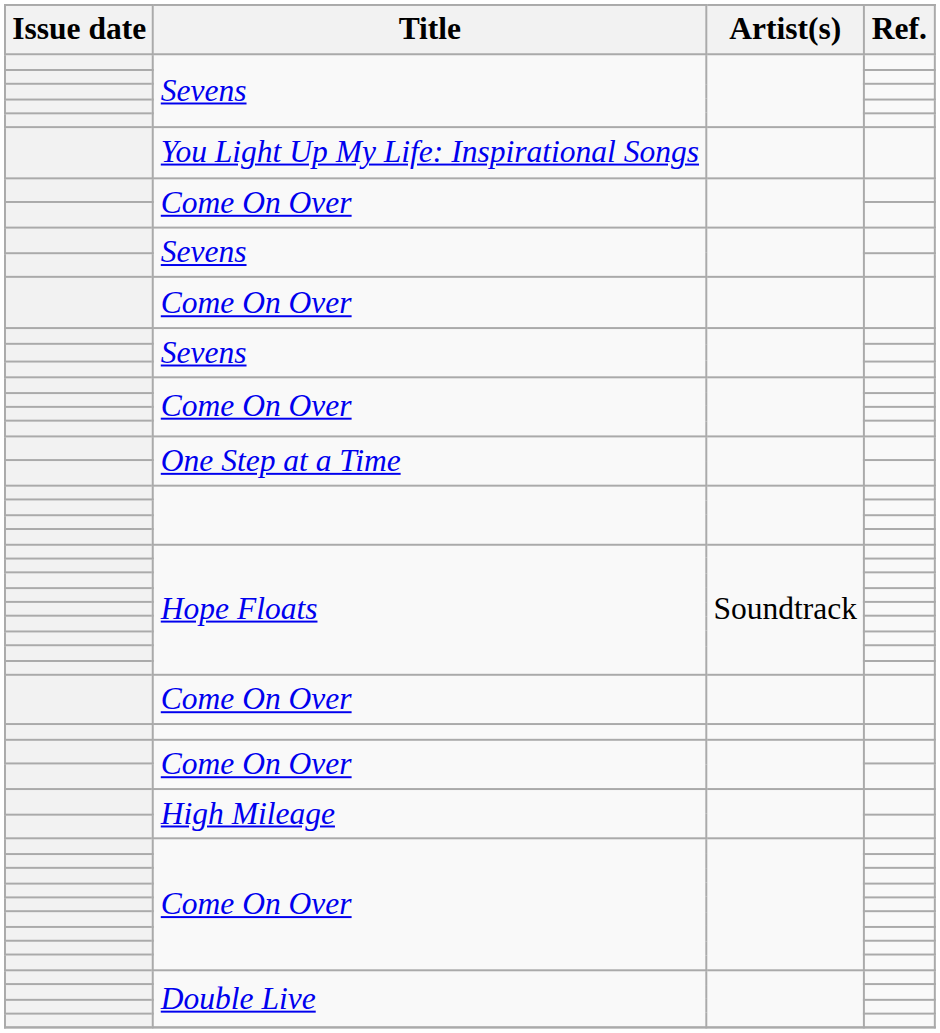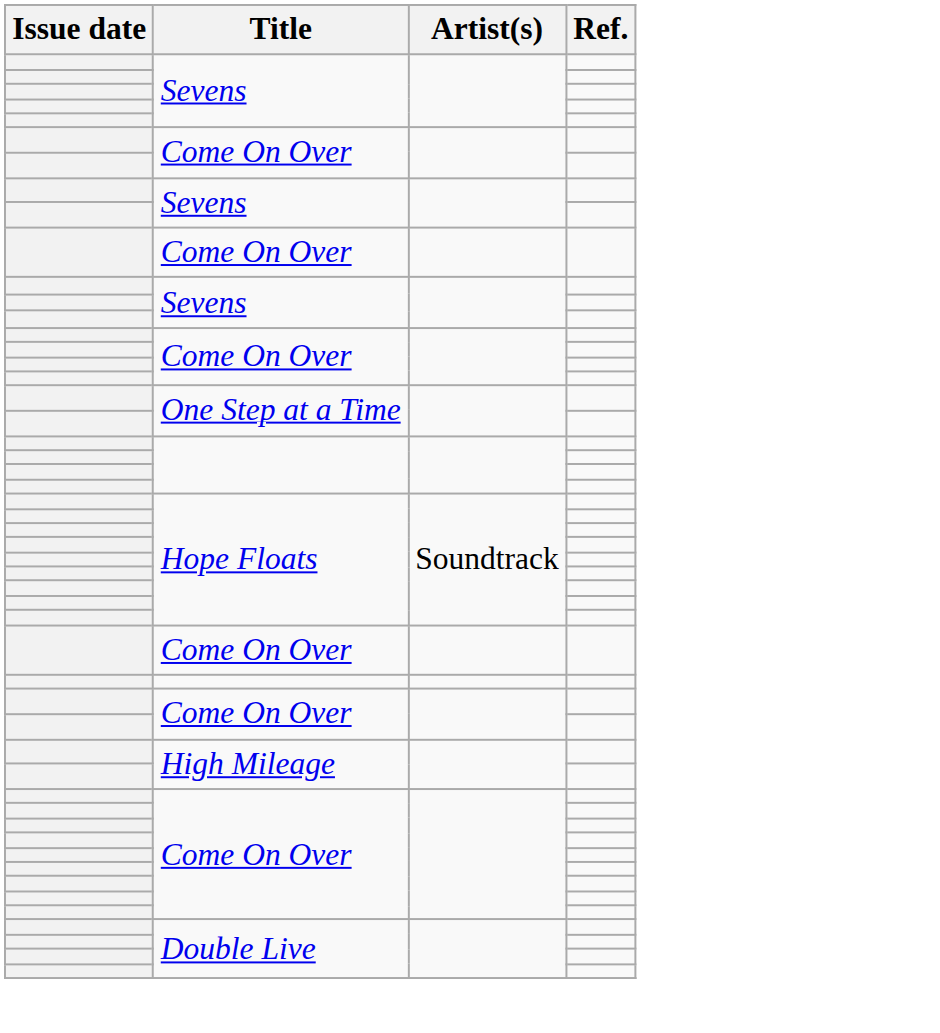- row: (430, 152)
